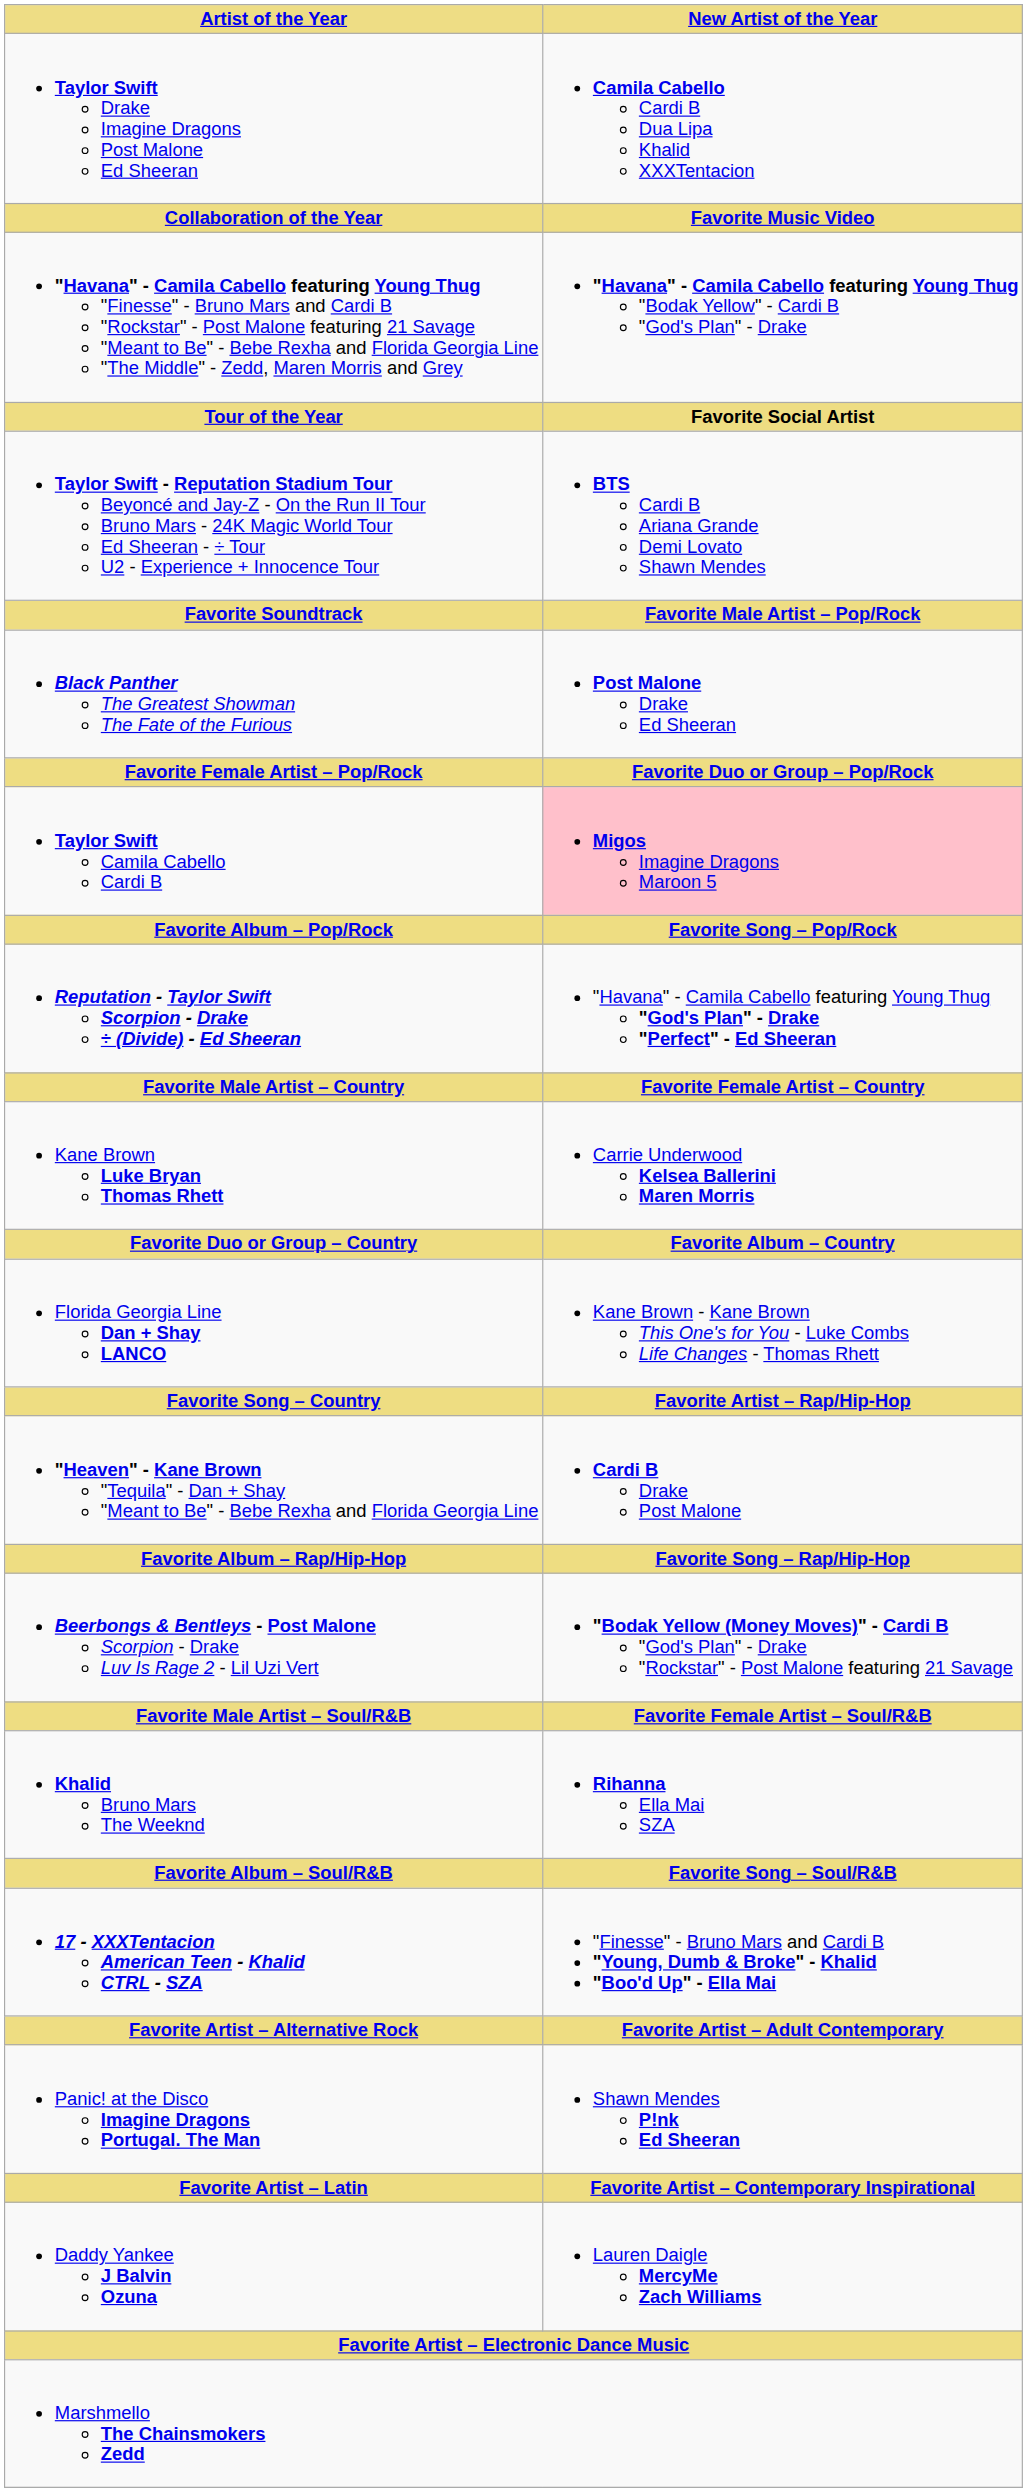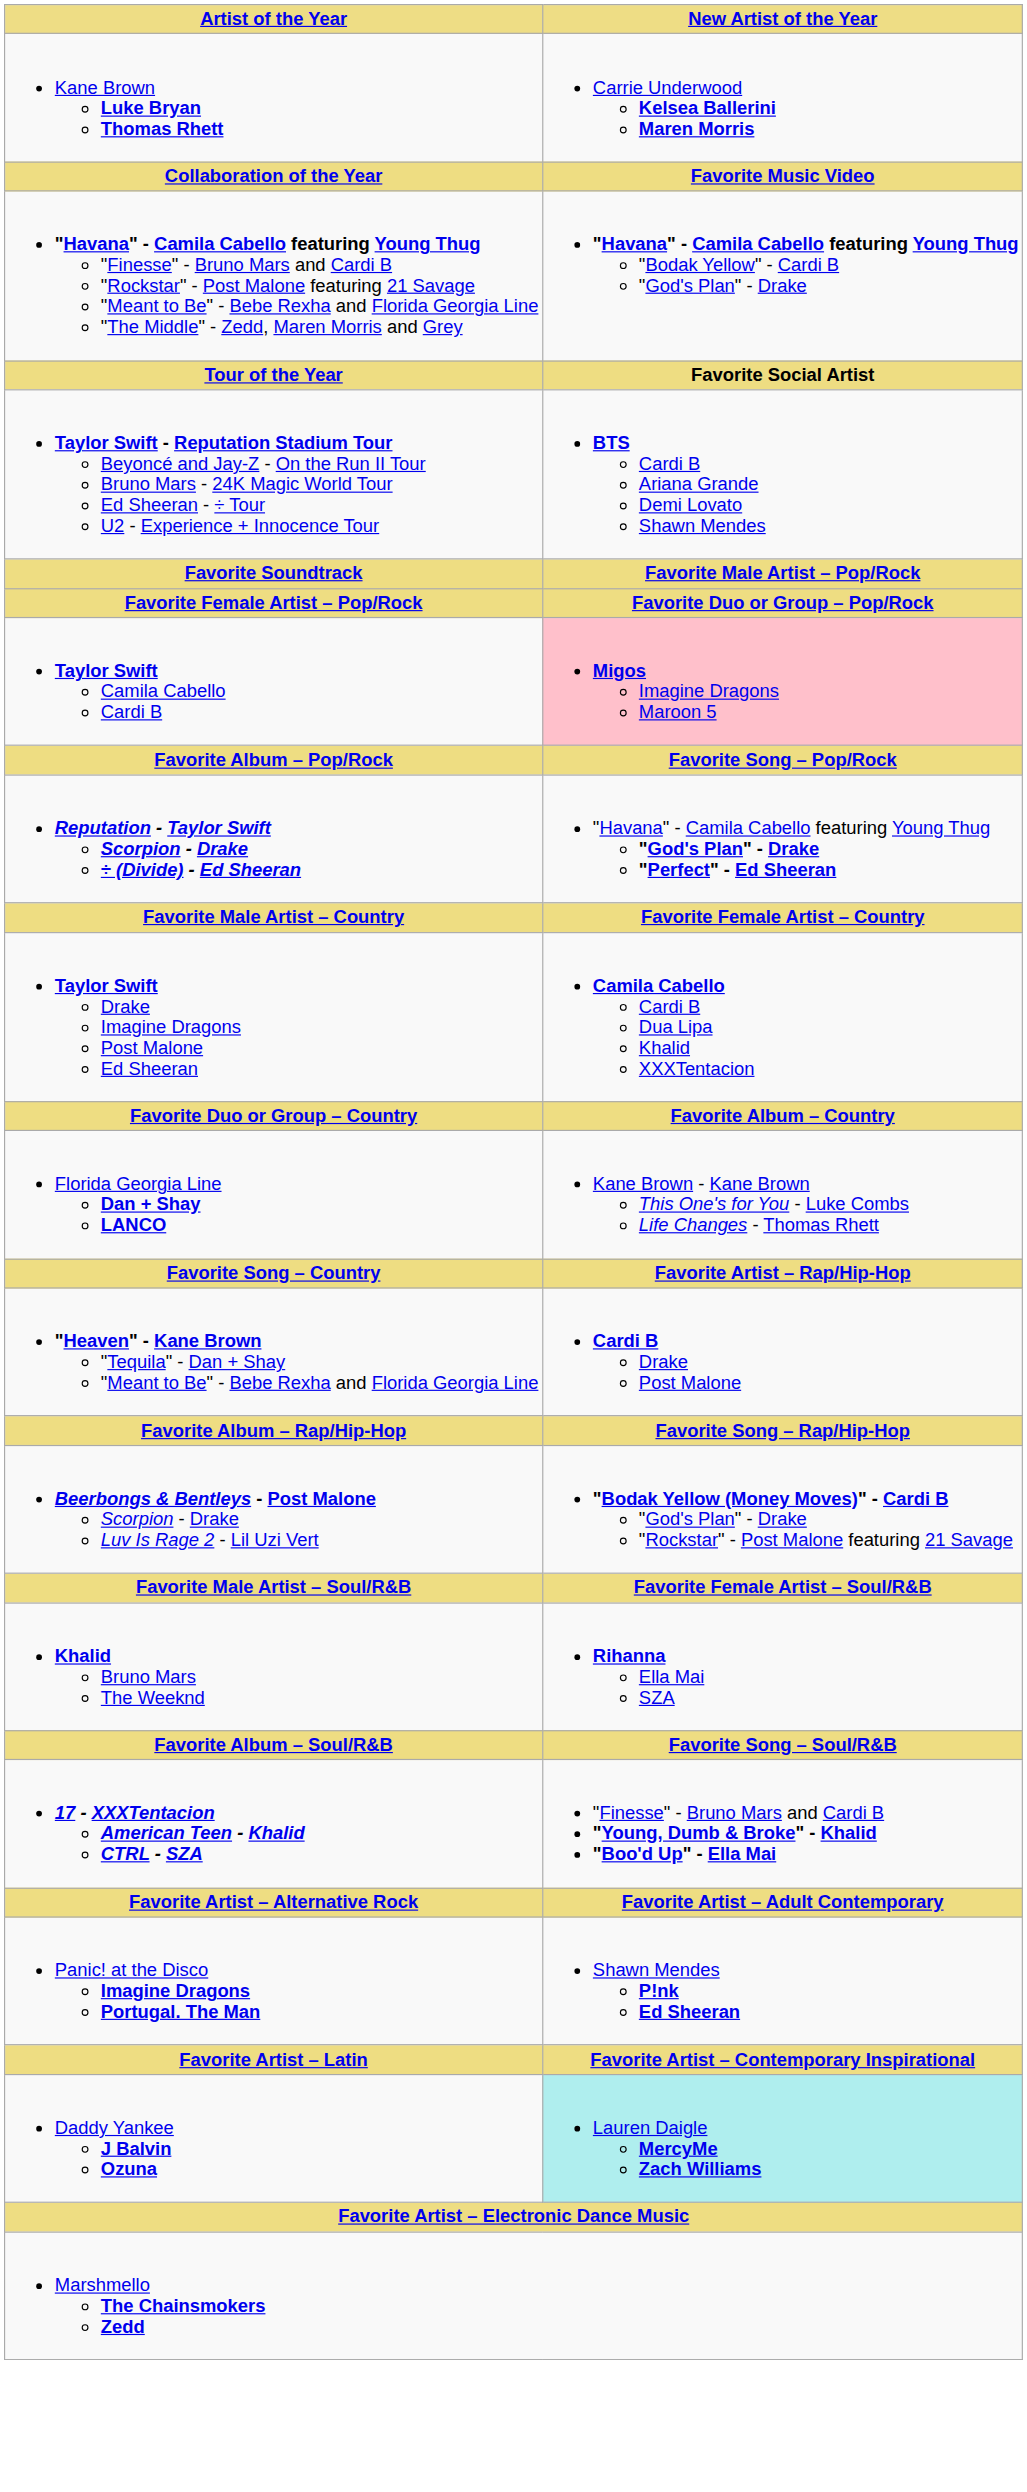rows swapped: (274, 129) <-> (274, 1176)
- row: (274, 704)
(783, 2277) no background -> (783, 2149) paleturquoise background
